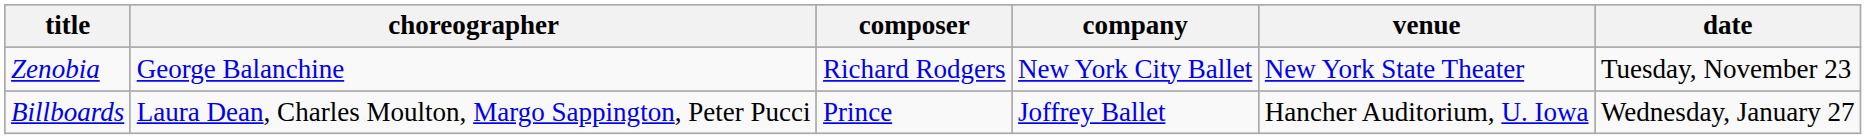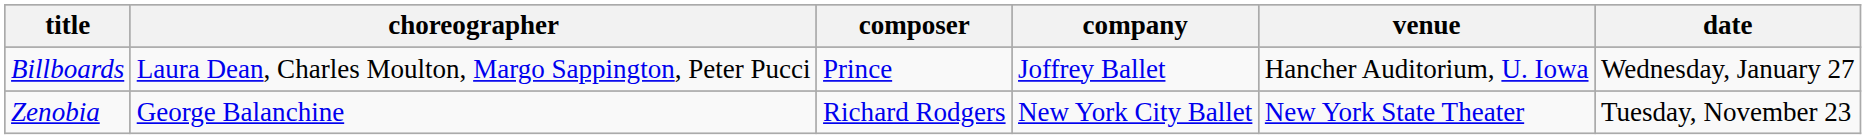rows swapped: (68, 111) <-> (55, 68)
